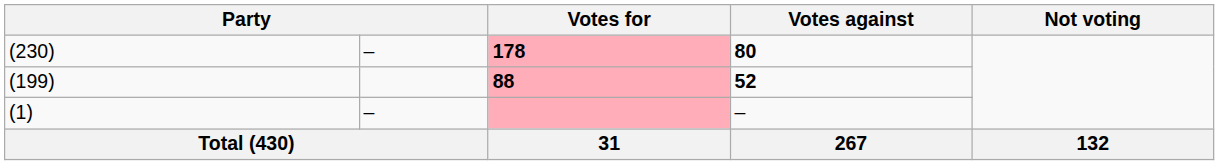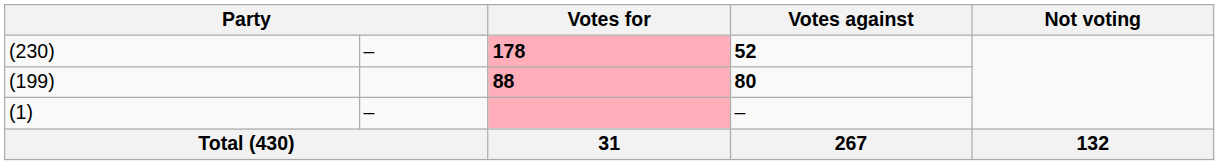(745, 50) 80 -> (745, 50) 52
(745, 81) 52 -> (745, 81) 80
